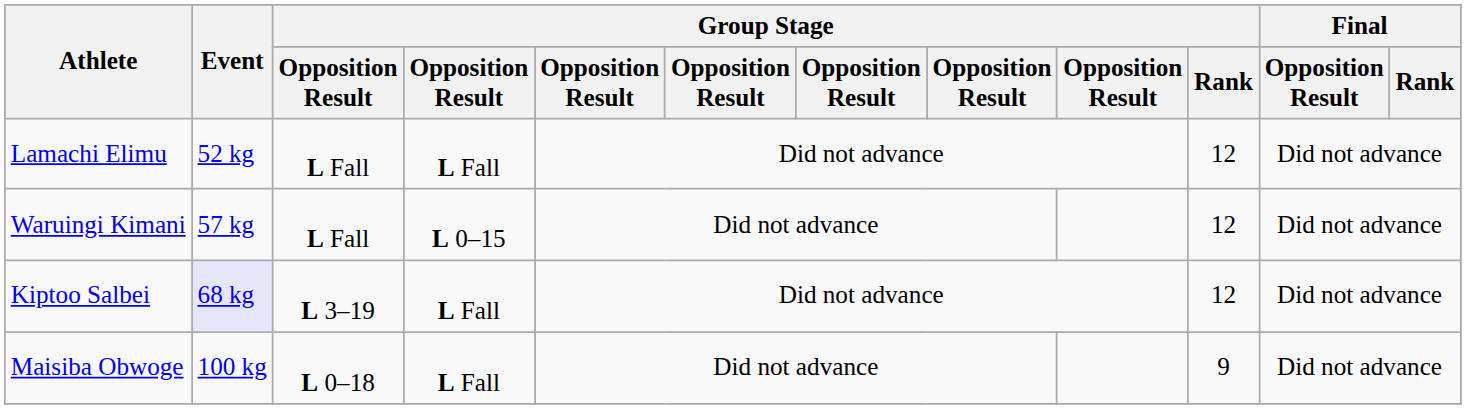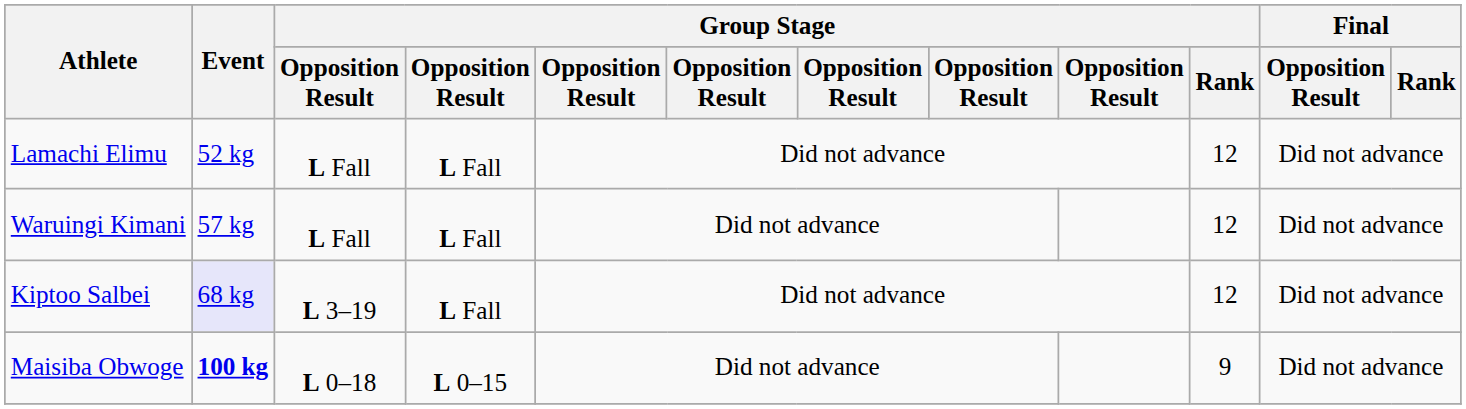(469, 239) L 0–15 -> (470, 239) L Fall
(232, 367) normal -> (233, 367) bold
(469, 382) L Fall -> (470, 382) L 0–15
